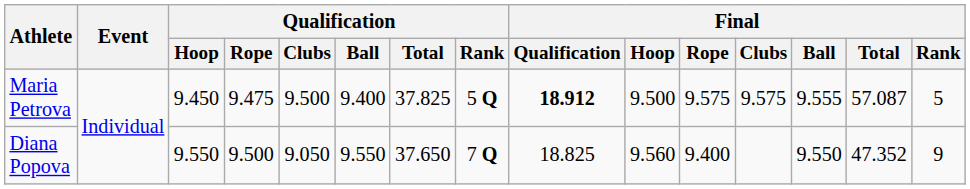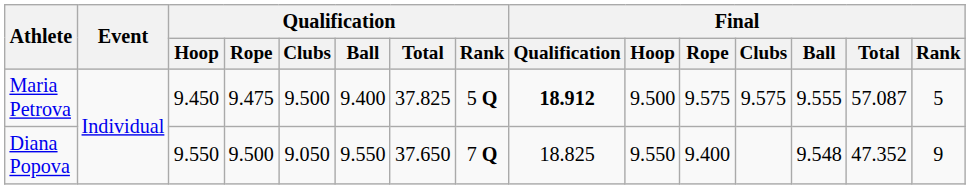(653, 155) 9.560 -> (653, 155) 9.550
(819, 155) 9.550 -> (819, 155) 9.548
